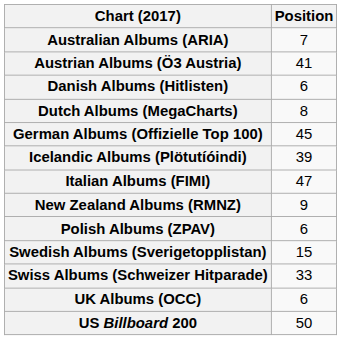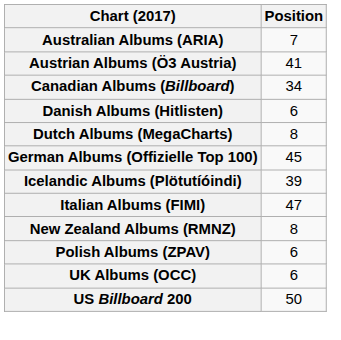+ row: (133, 87)
(304, 205) 9 -> (294, 228) 8
- row: (138, 252)
- row: (138, 275)
